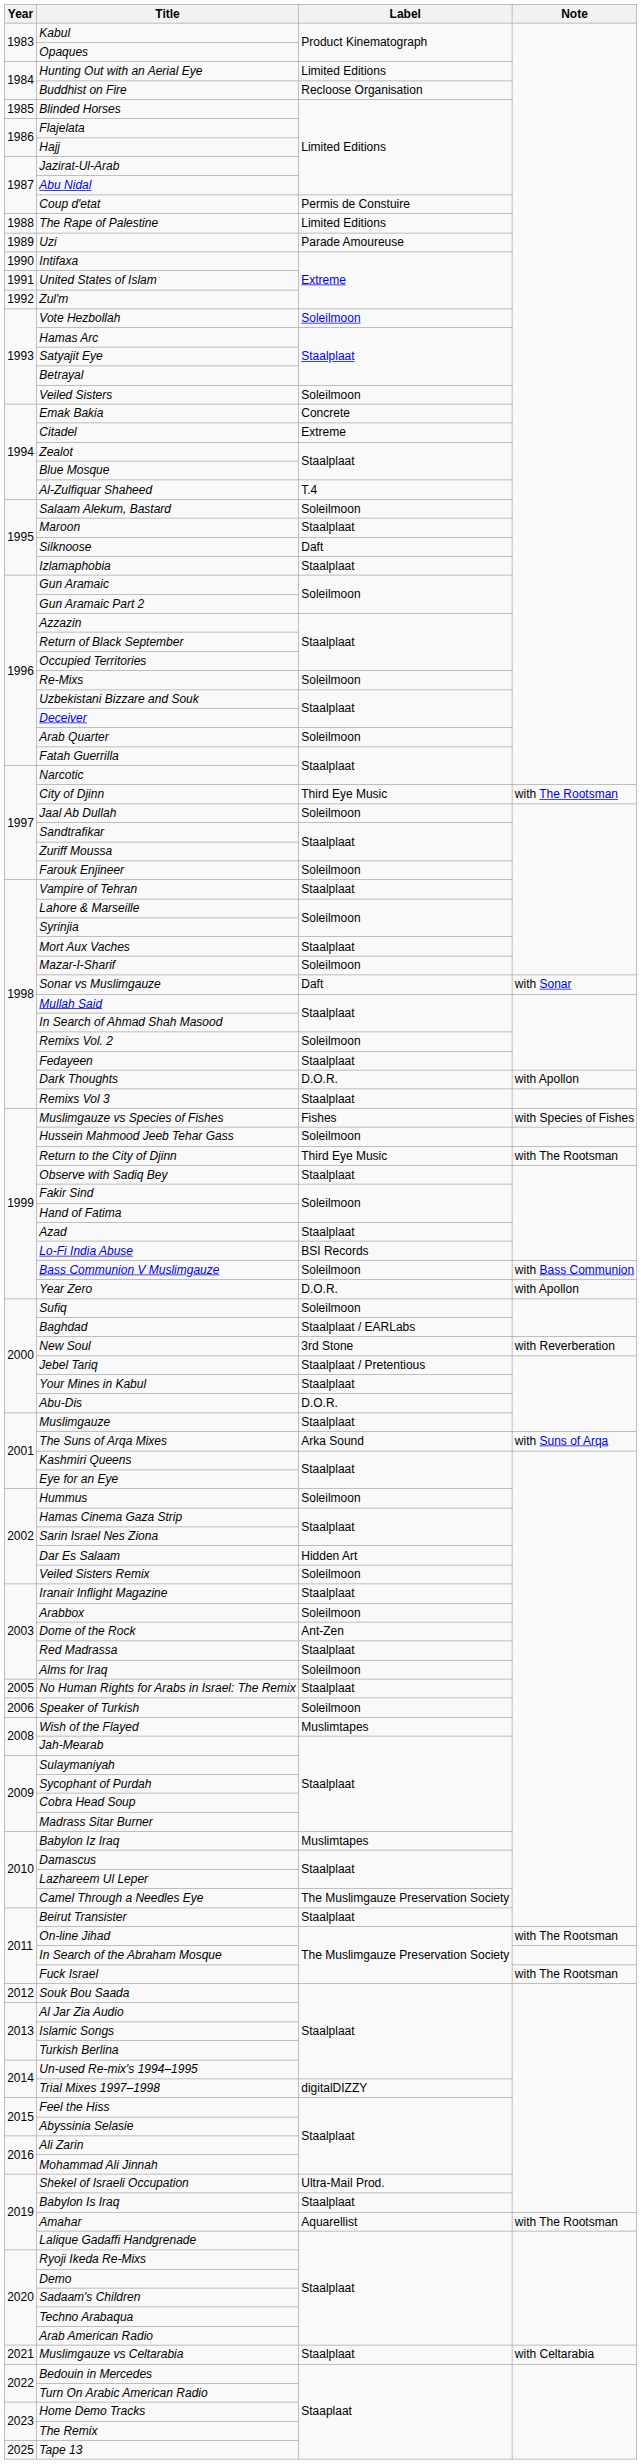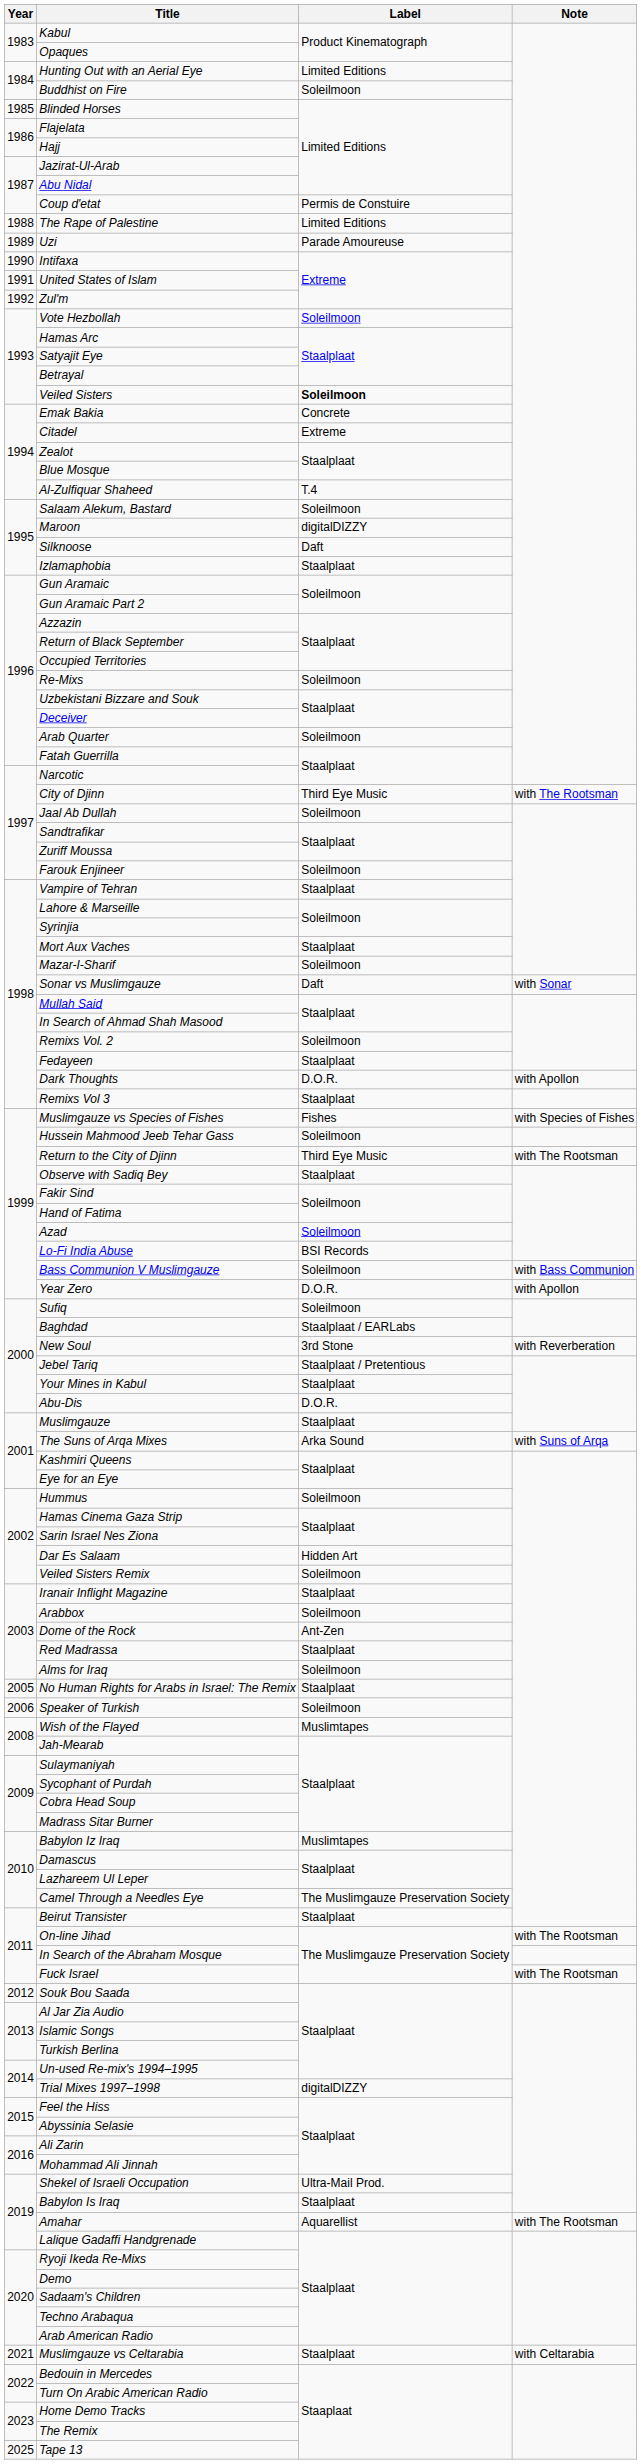(362, 90) Recloose Organisation -> (331, 90) Soleilmoon
(331, 394) normal -> (334, 394) bold
(328, 527) Staalplaat -> (334, 527) digitalDIZZY
(328, 1232) Staalplaat -> (331, 1232) Soleilmoon
